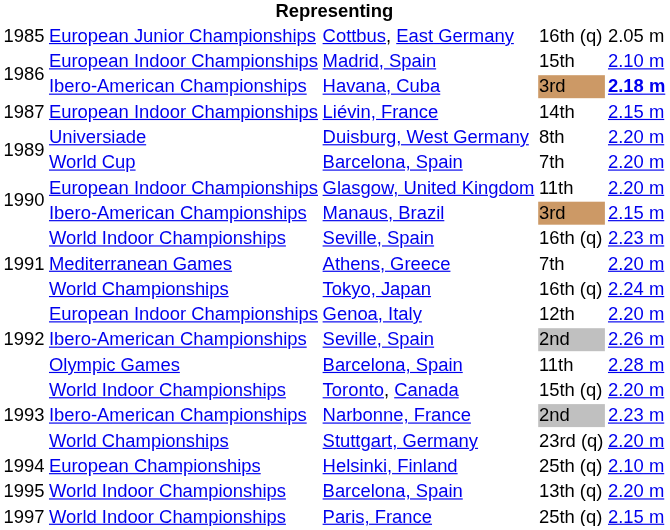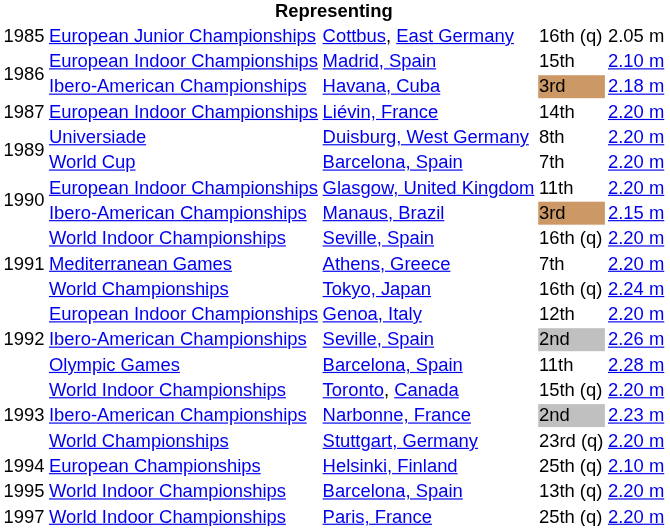(637, 86) bold -> (636, 86) normal
(636, 111) 2.15 m -> (636, 111) 2.20 m
(636, 238) 2.23 m -> (636, 238) 2.20 m
(636, 516) 2.15 m -> (636, 516) 2.20 m
